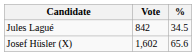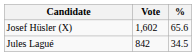rows swapped: (39, 43) <-> (30, 28)
